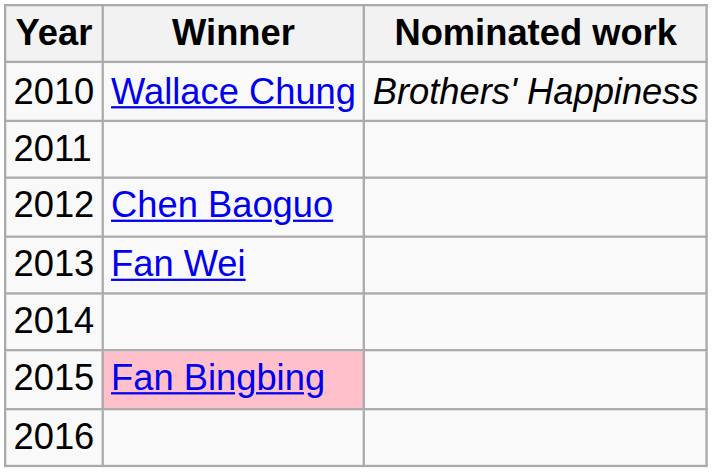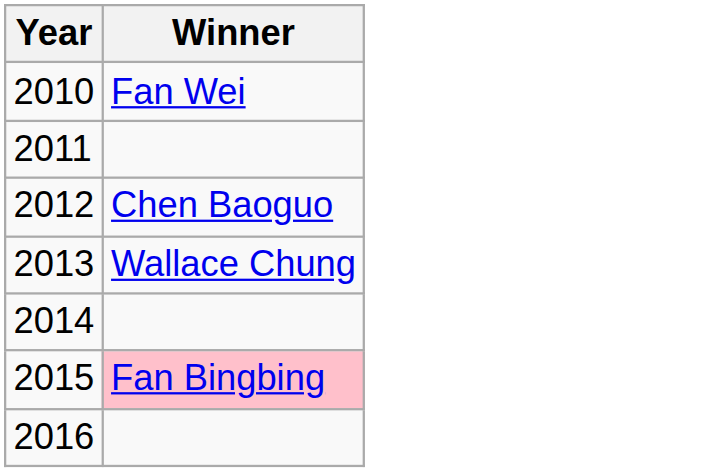- column: (536, 33)
(234, 90) Wallace Chung -> (178, 90) Fan Wei
(178, 263) Fan Wei -> (234, 263) Wallace Chung
